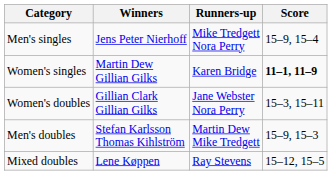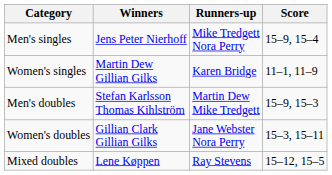(291, 71) bold -> (291, 71) normal
rows swapped: (41, 135) <-> (49, 103)
